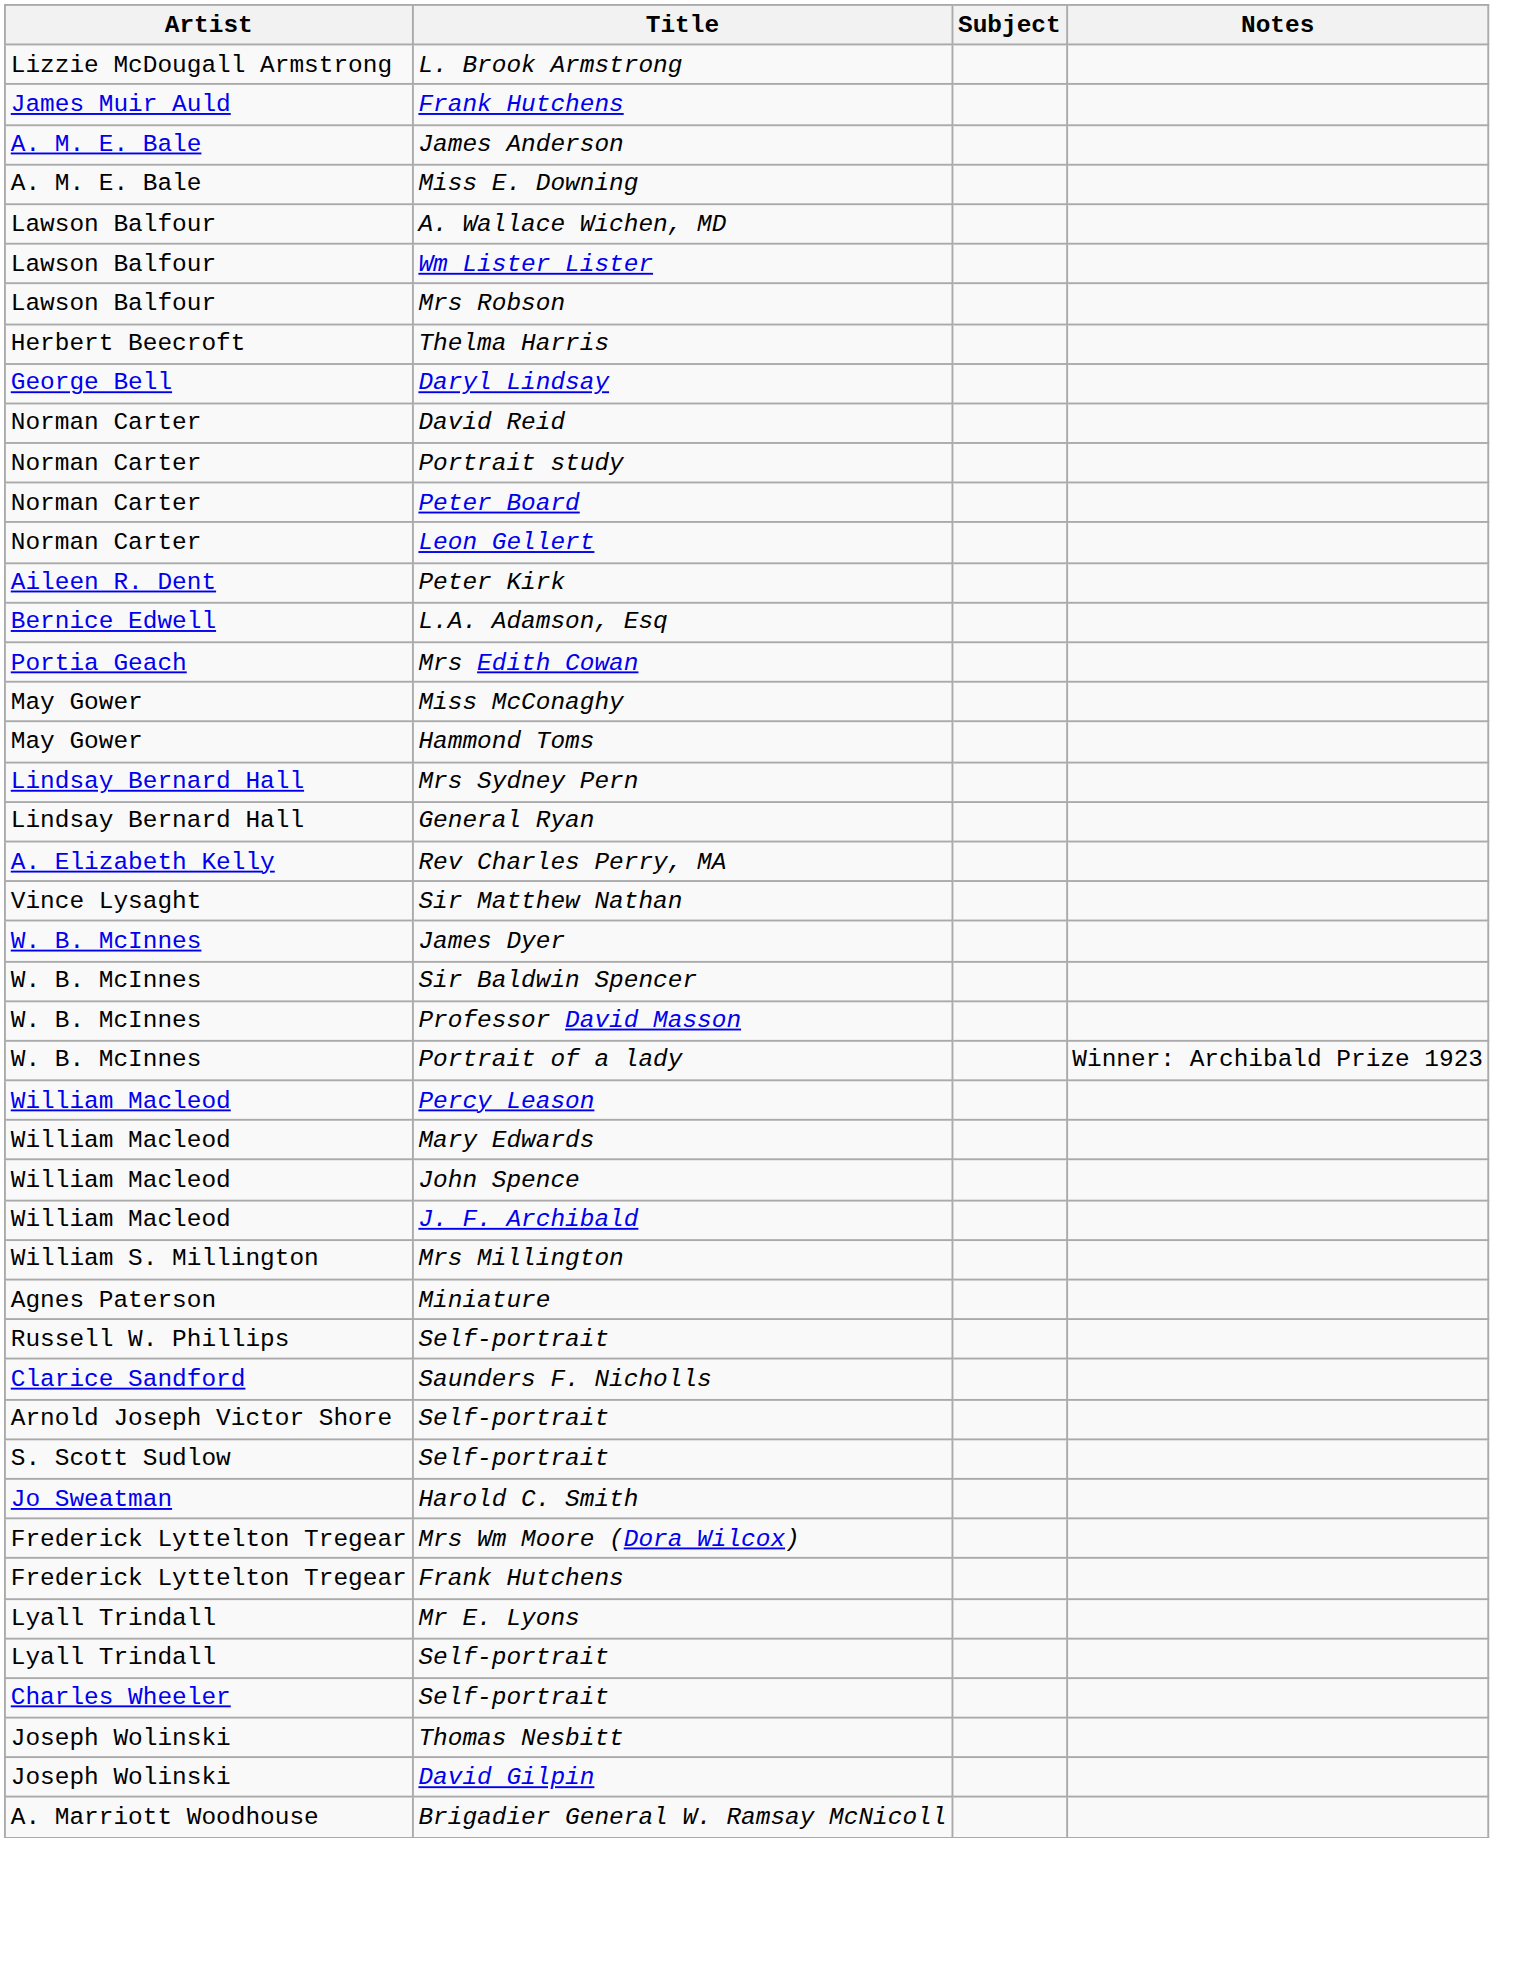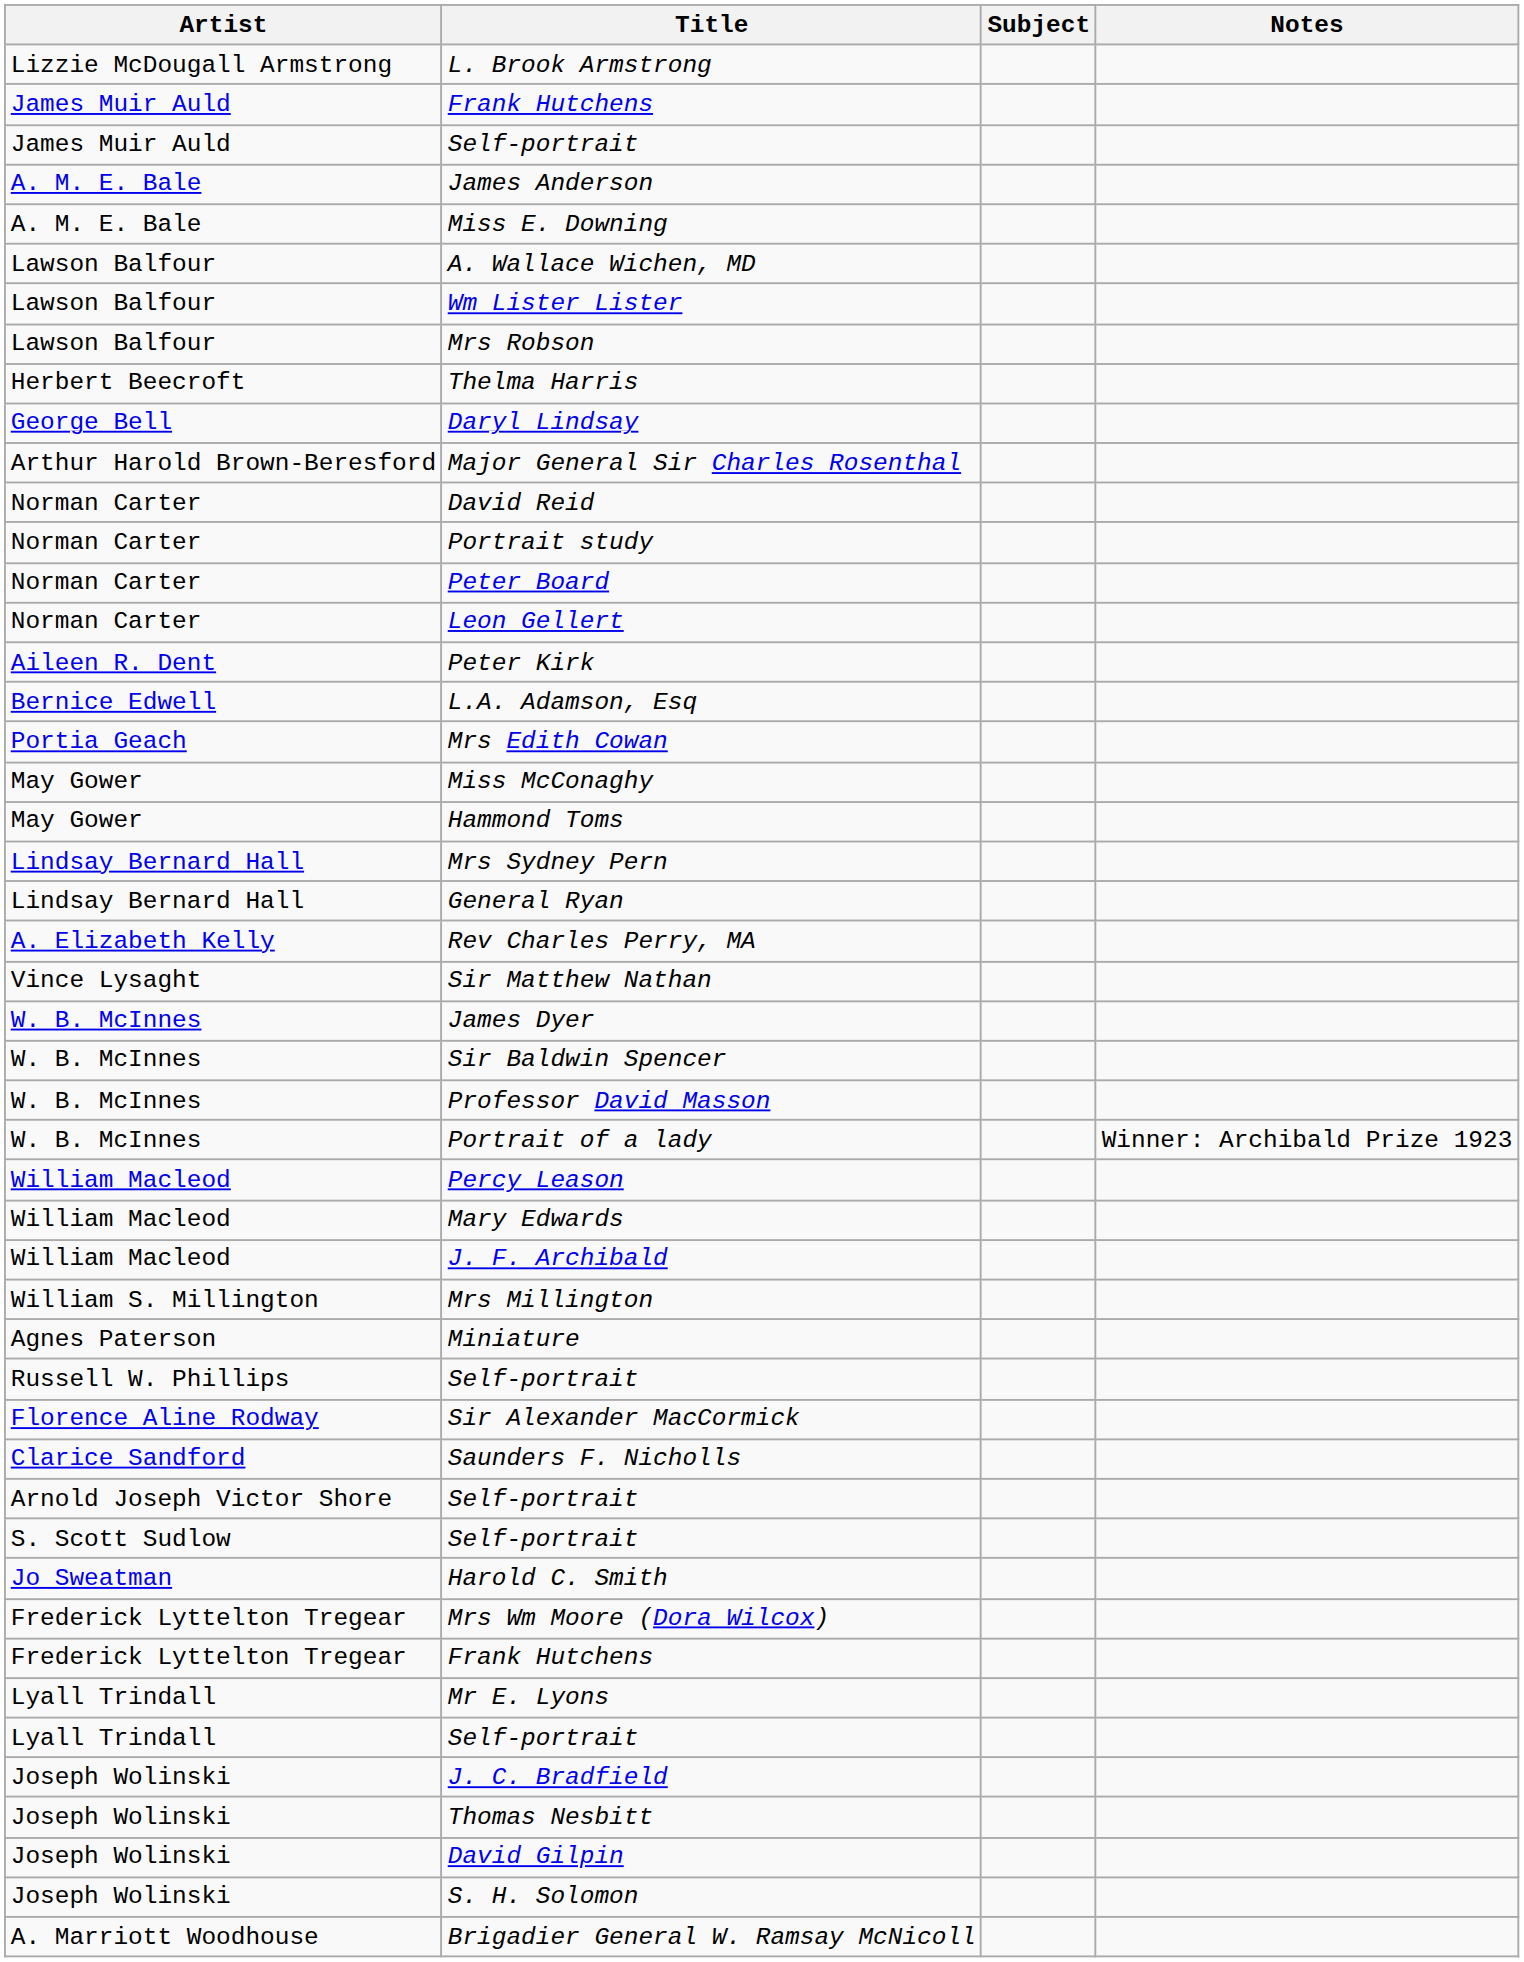+ row: (121, 144)
+ row: (223, 463)
- row: (121, 1180)
+ row: (165, 1419)
- row: (121, 1698)
+ row: (121, 1777)
+ row: (121, 1897)
